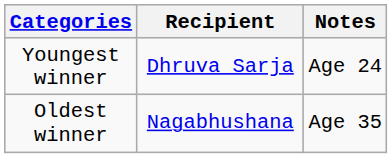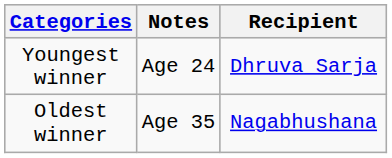columns swapped: (220, 21) <-> (345, 21)
